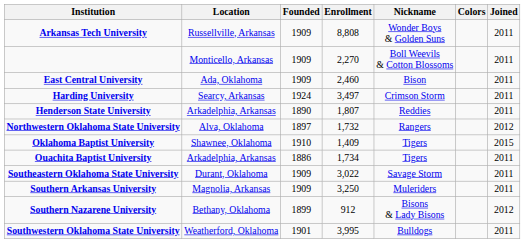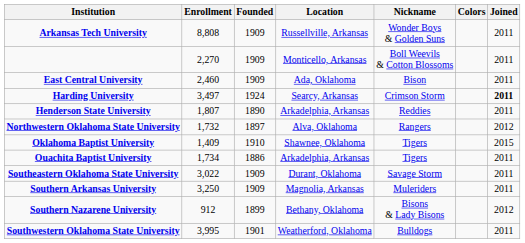columns swapped: (231, 12) <-> (348, 12)
(504, 96) normal -> (504, 96) bold
